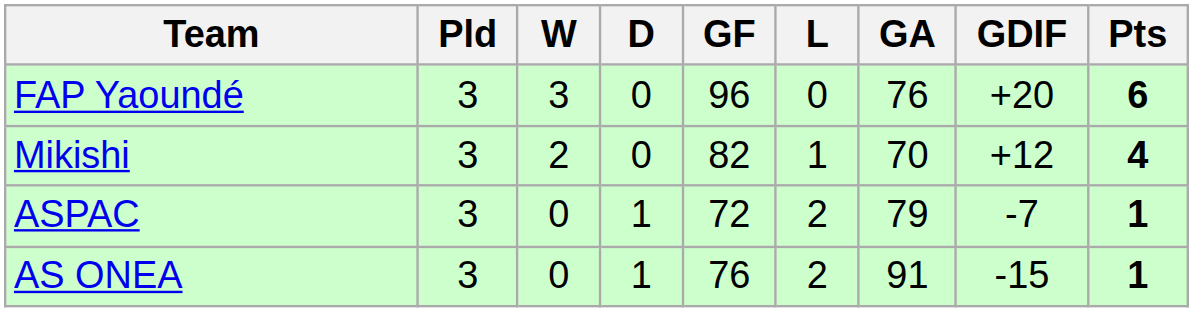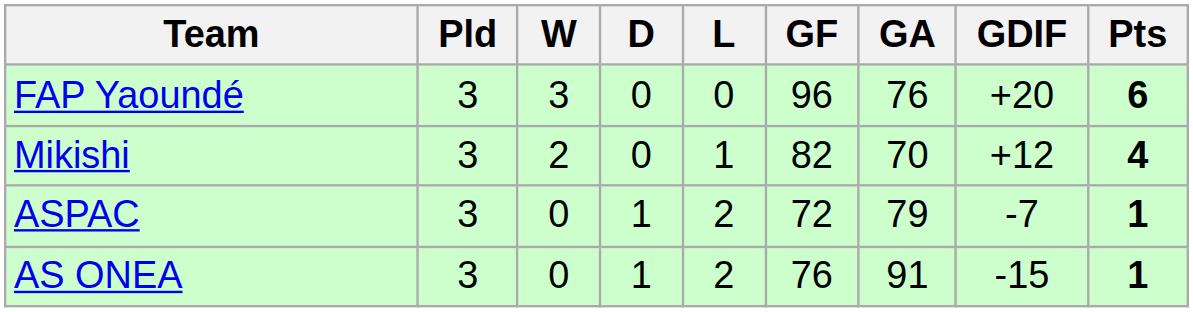columns swapped: (817, 34) <-> (729, 34)
